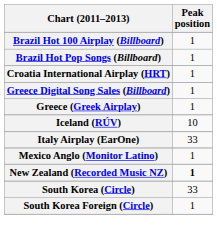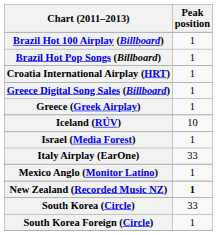+ row: (88, 139)
